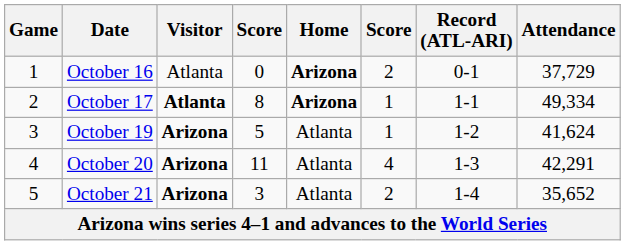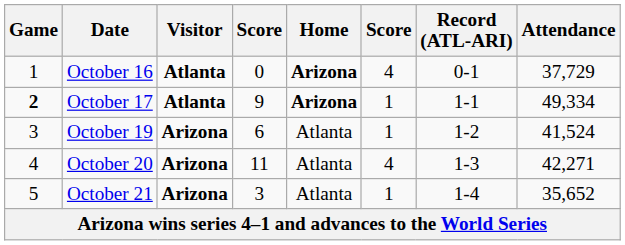(195, 71) normal -> (195, 71) bold
(389, 71) 2 -> (389, 71) 4
(34, 102) normal -> (34, 102) bold
(259, 102) 8 -> (259, 102) 9
(259, 132) 5 -> (259, 132) 6
(569, 132) 41,624 -> (569, 132) 41,524
(569, 163) 42,291 -> (569, 163) 42,271
(389, 193) 2 -> (389, 193) 1
